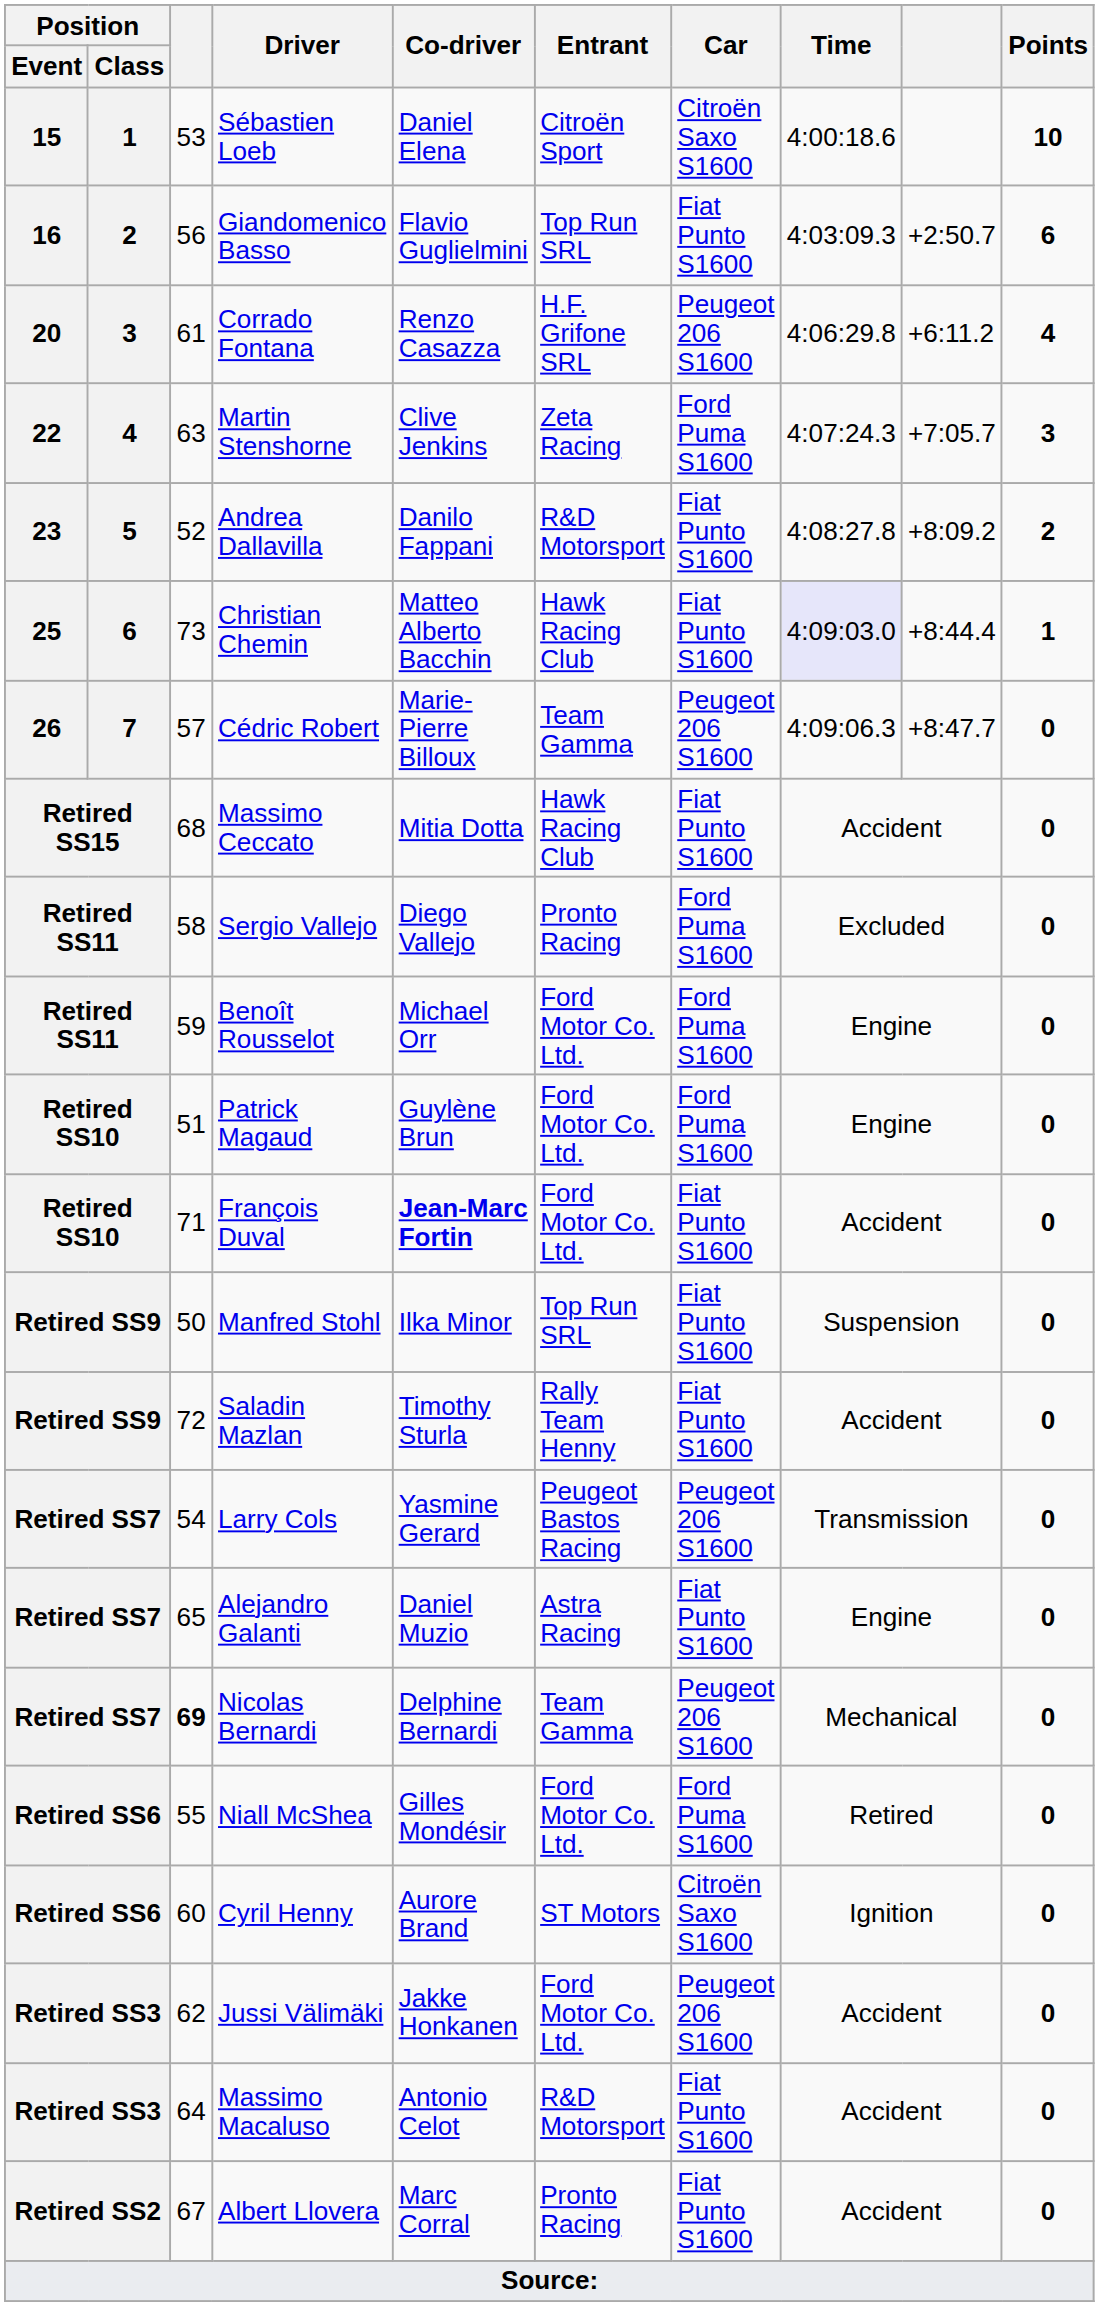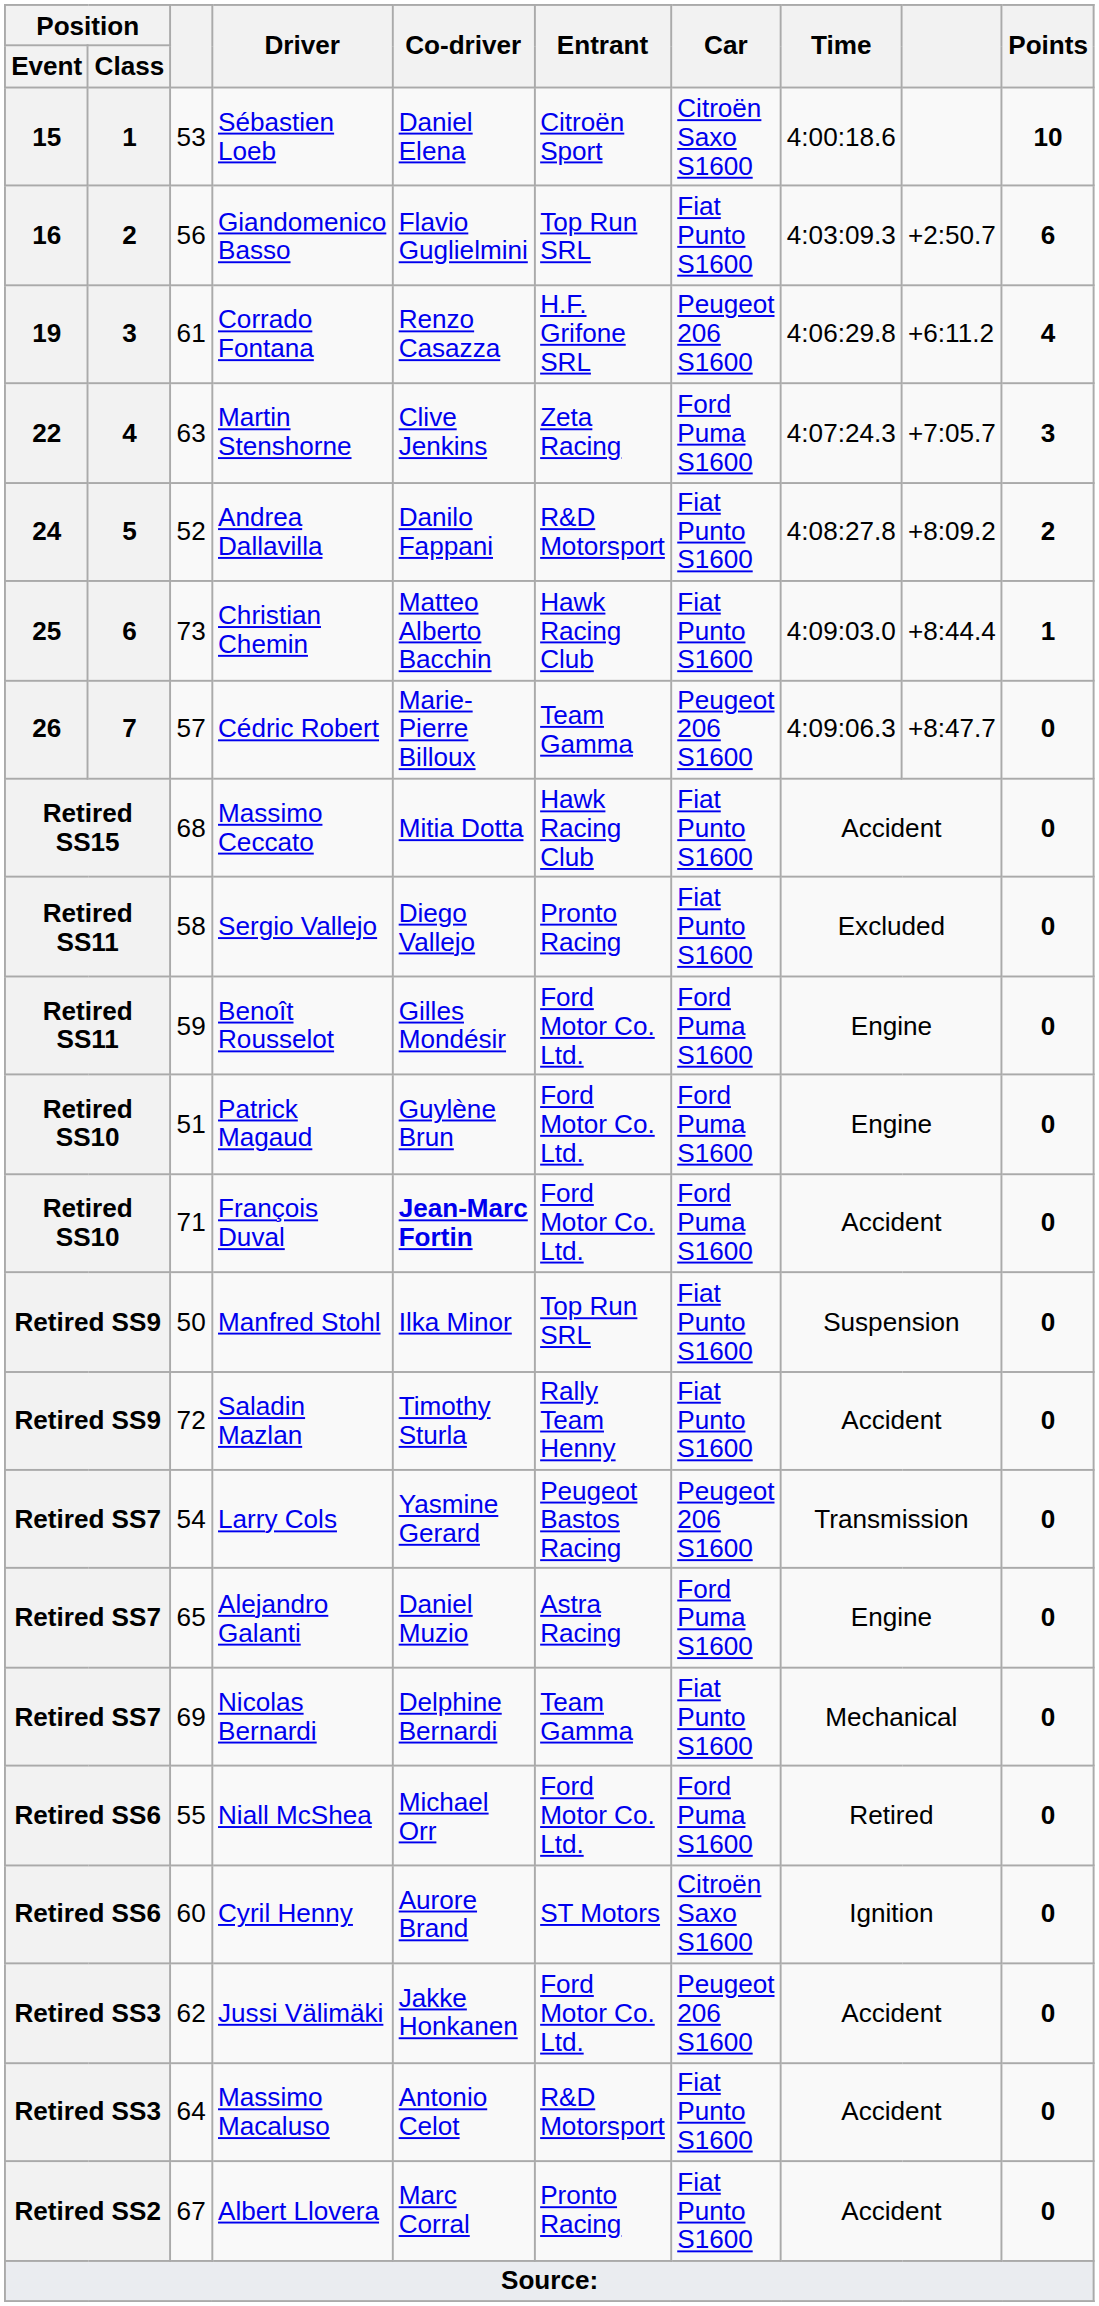(47, 334) 20 -> (47, 334) 19
(47, 531) 23 -> (47, 531) 24
(841, 630) lavender background -> (841, 630) no background
(715, 926) Ford Puma S1600 -> (715, 926) Fiat Punto S1600
(444, 1025) Michael Orr -> (452, 1025) Gilles Mondésir
(715, 1223) Fiat Punto S1600 -> (715, 1223) Ford Puma S1600
(715, 1618) Fiat Punto S1600 -> (715, 1618) Ford Puma S1600
(191, 1716) bold -> (191, 1716) normal
(726, 1716) Peugeot 206 S1600 -> (715, 1716) Fiat Punto S1600
(452, 1815) Gilles Mondésir -> (444, 1815) Michael Orr
